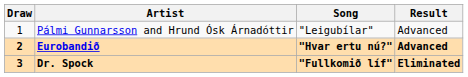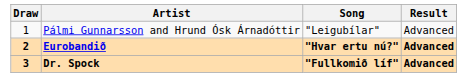(429, 64) Eliminated -> (429, 64) Advanced
